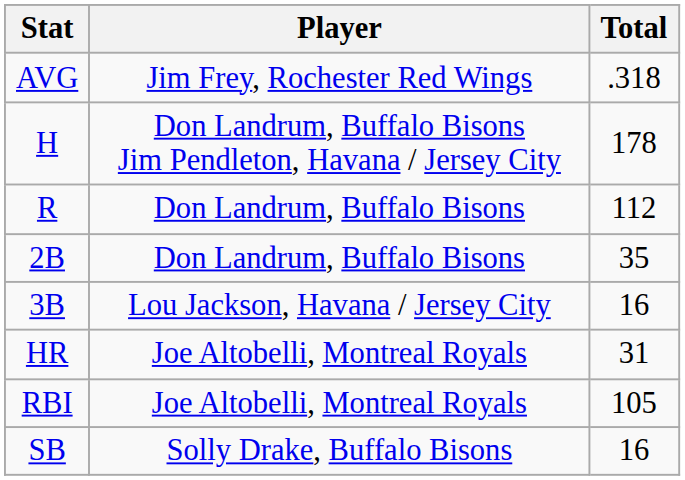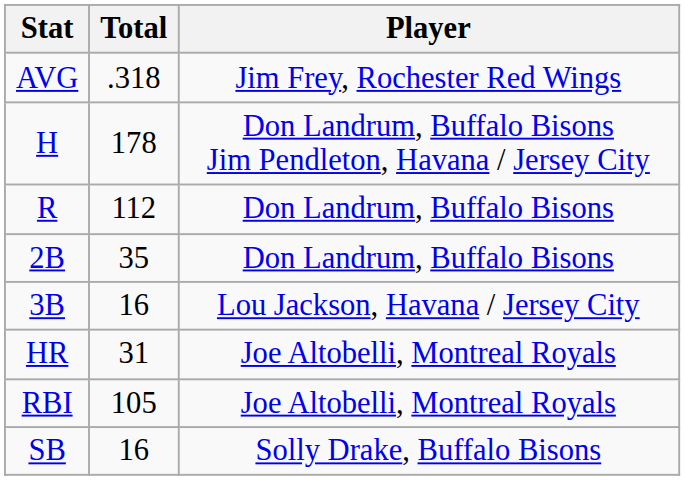columns swapped: (339, 28) <-> (634, 28)
